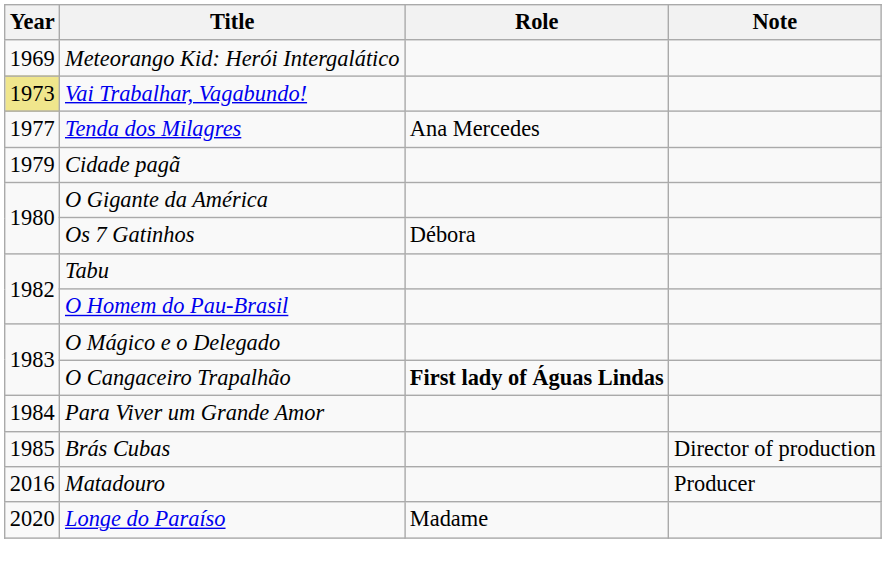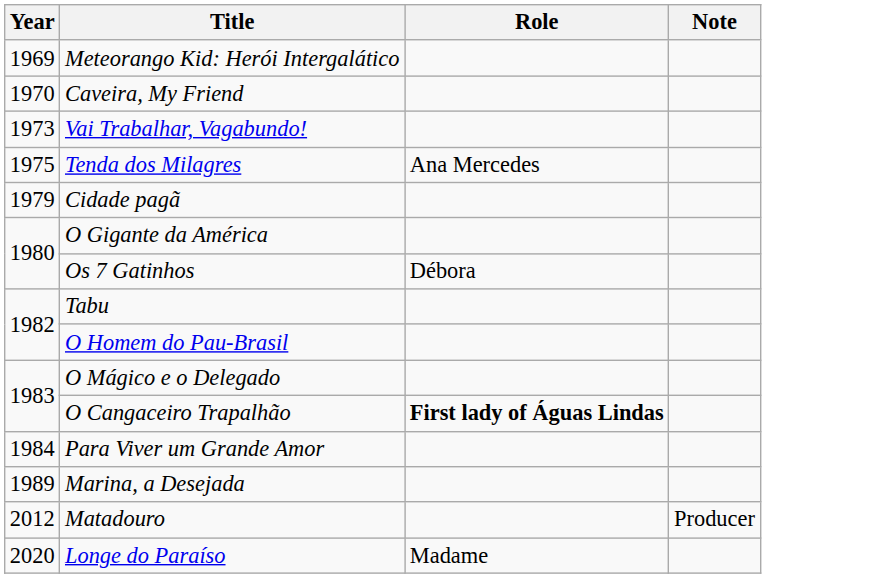+ row: (154, 93)
(32, 93) khaki background -> (32, 128) no background
(32, 128) 1977 -> (32, 164) 1975
- row: (118, 448)
+ row: (155, 484)
(32, 484) 2016 -> (32, 519) 2012
